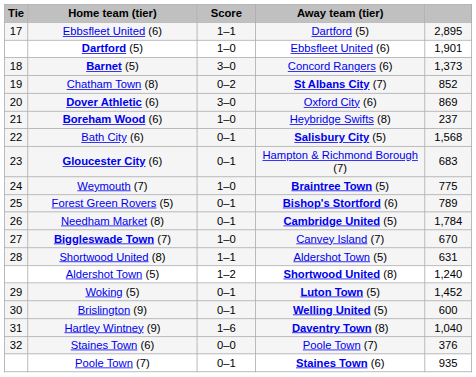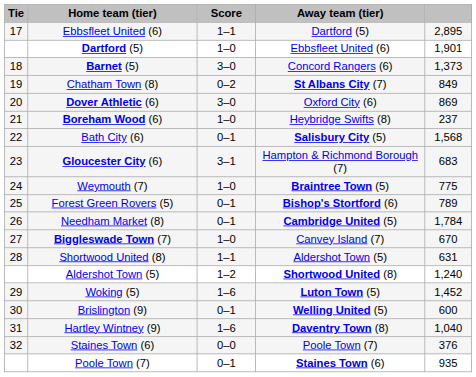(448, 85) 852 -> (448, 85) 849
(226, 162) 0–1 -> (226, 162) 3–1
(226, 292) 0–1 -> (226, 292) 1–6
